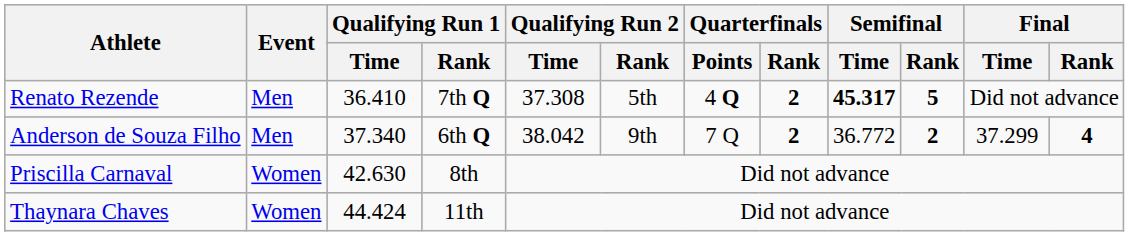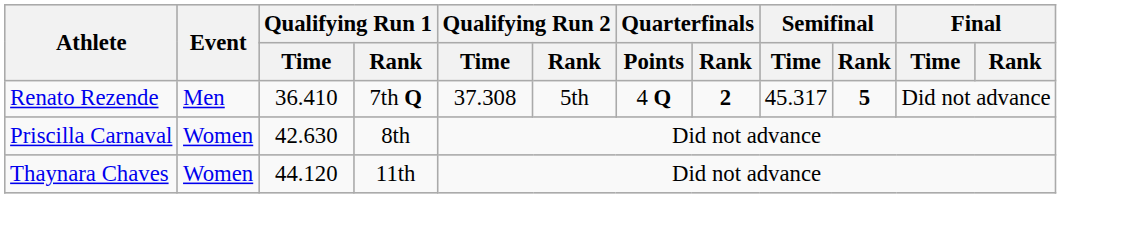(864, 98) bold -> (796, 98) normal
- row: (125, 136)
(375, 211) 44.424 -> (306, 173) 44.120
